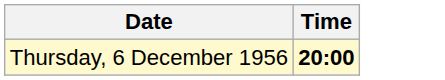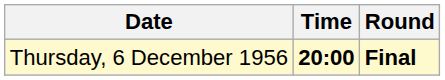+ column: (400, 22)
